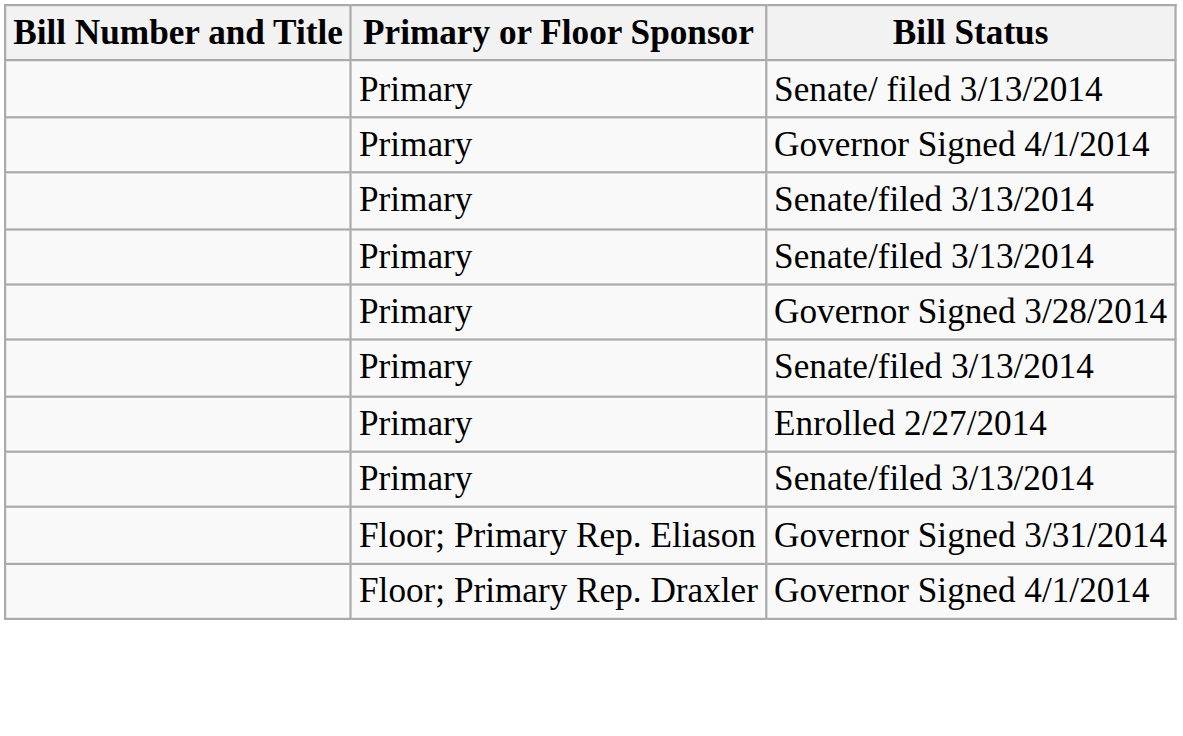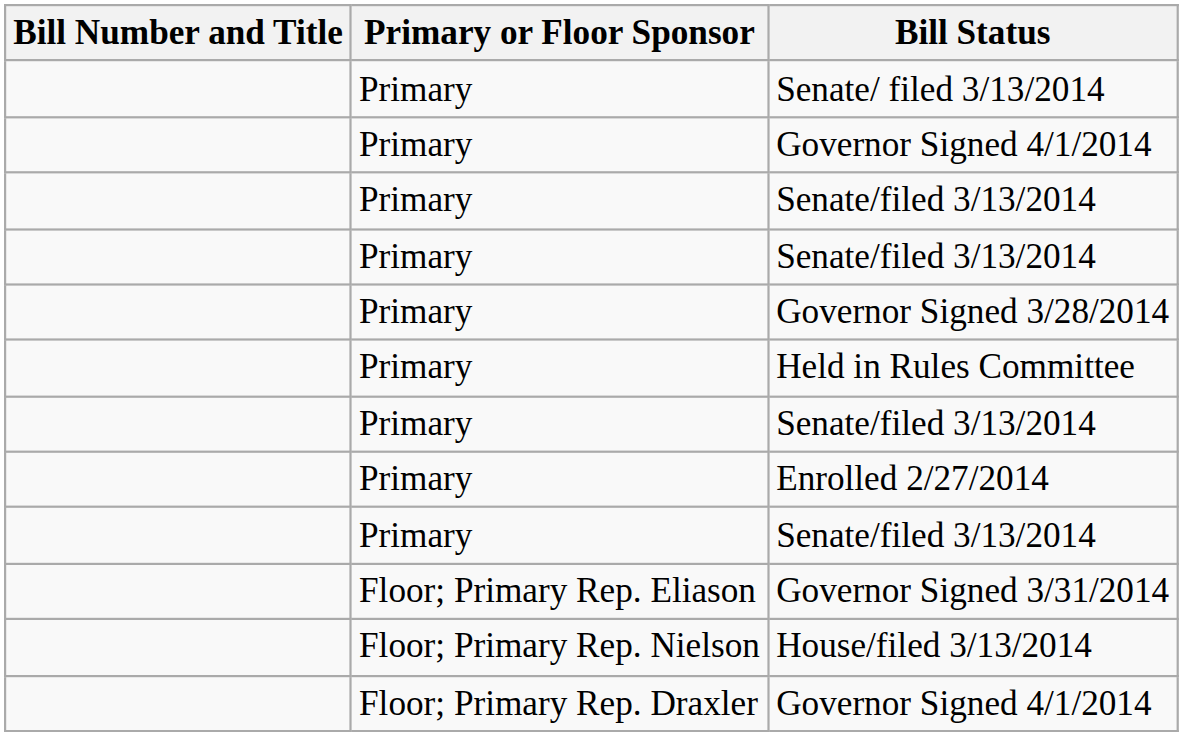+ row: (416, 367)
+ row: (559, 646)
